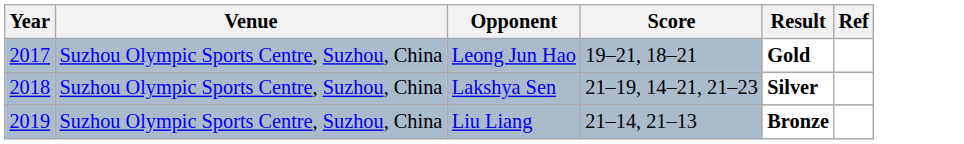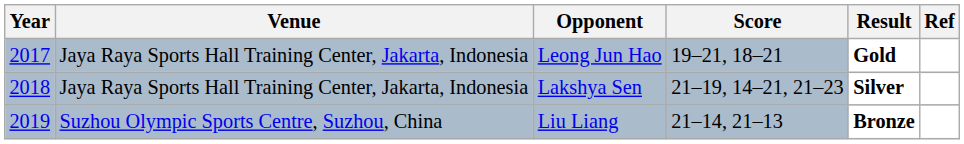(251, 55) Suzhou Olympic Sports Centre, Suzhou, China -> (294, 55) Jaya Raya Sports Hall Training Center, Jakarta, Indonesia
(251, 88) Suzhou Olympic Sports Centre, Suzhou, China -> (294, 88) Jaya Raya Sports Hall Training Center, Jakarta, Indonesia
